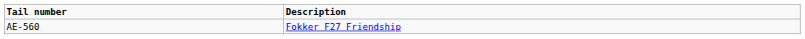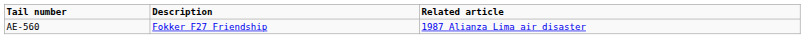+ column: (463, 12)
